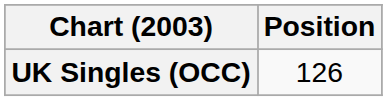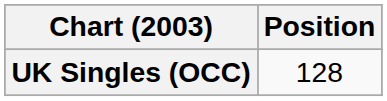(319, 71) 126 -> (319, 71) 128
